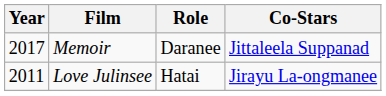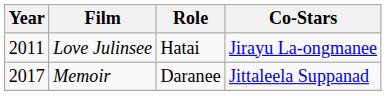rows swapped: (103, 76) <-> (82, 47)
